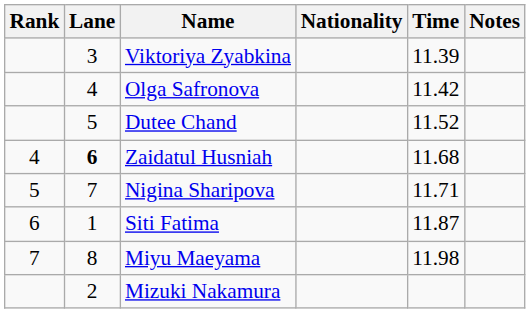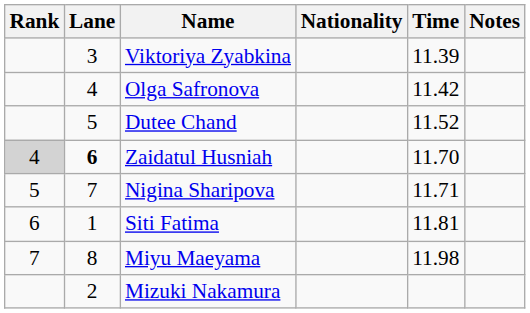(34, 156) no background -> (34, 156) lightgrey background
(436, 156) 11.68 -> (436, 156) 11.70
(436, 223) 11.87 -> (436, 223) 11.81
